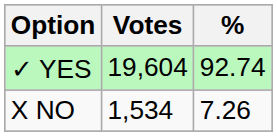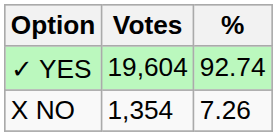(140, 110) 1,534 -> (140, 110) 1,354
